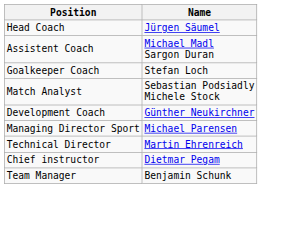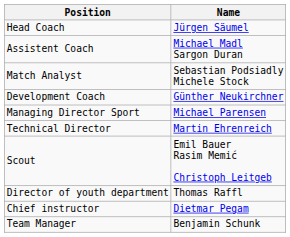- row: (53, 70)
+ row: (21, 161)
+ row: (88, 193)
